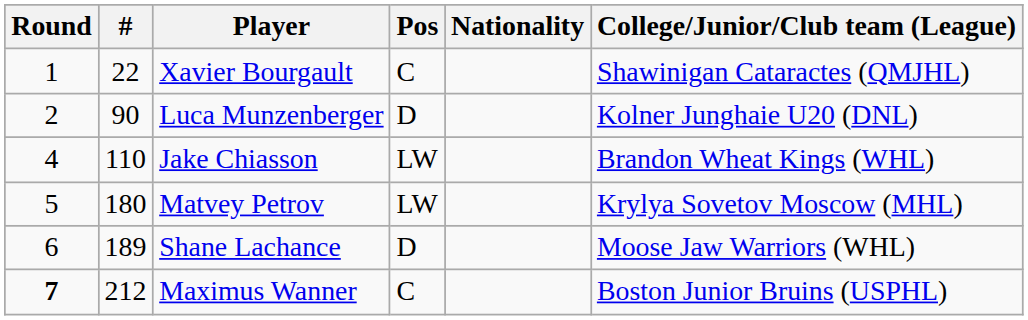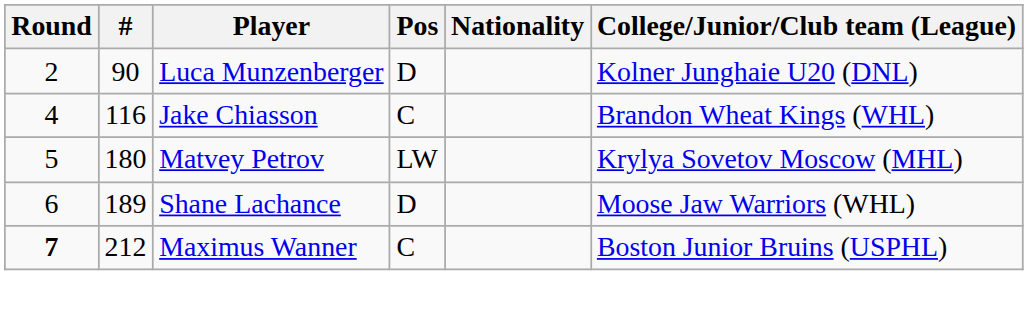- row: (256, 70)
(125, 159) 110 -> (125, 114) 116
(417, 159) LW -> (406, 114) C
